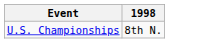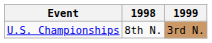+ column: (186, 13)
